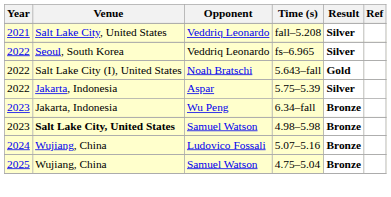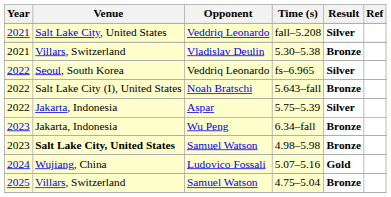+ row: (297, 51)
(338, 70) Gold -> (344, 89) Bronze
(344, 145) Bronze -> (338, 164) Gold
(71, 164) Wujiang, China -> (80, 183) Villars, Switzerland
